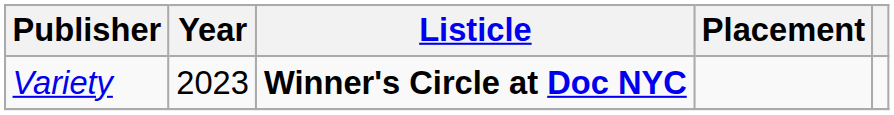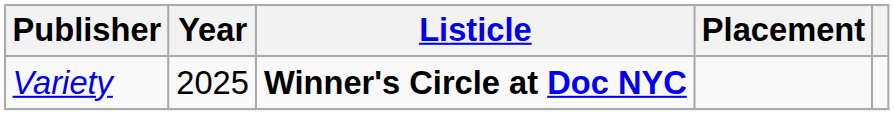(213, 82) 2023 -> (213, 82) 2025
